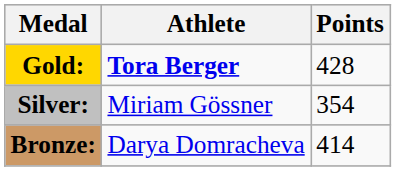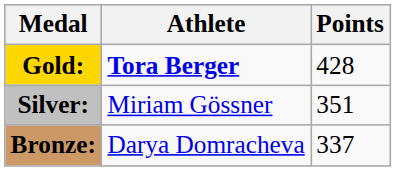(335, 104) 354 -> (335, 104) 351
(335, 144) 414 -> (335, 144) 337
